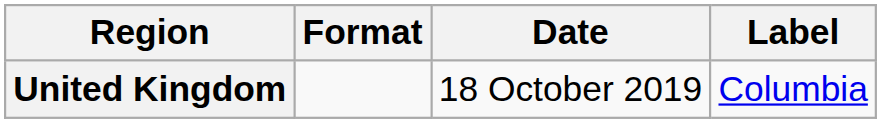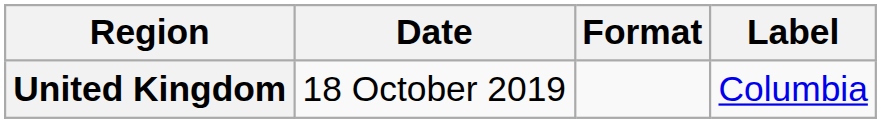columns swapped: (570, 32) <-> (363, 32)
